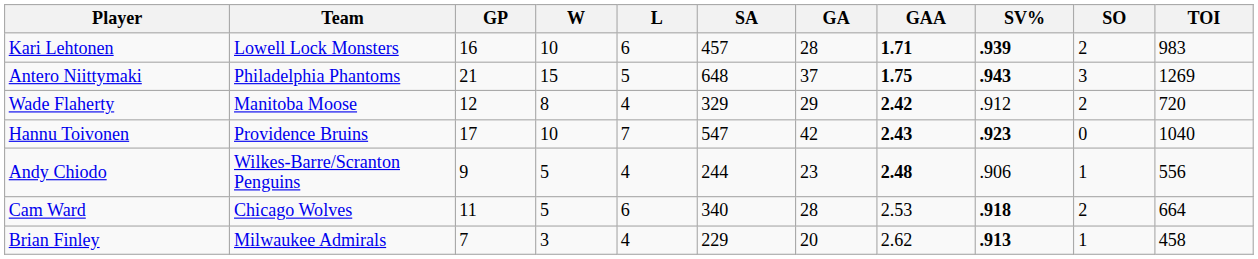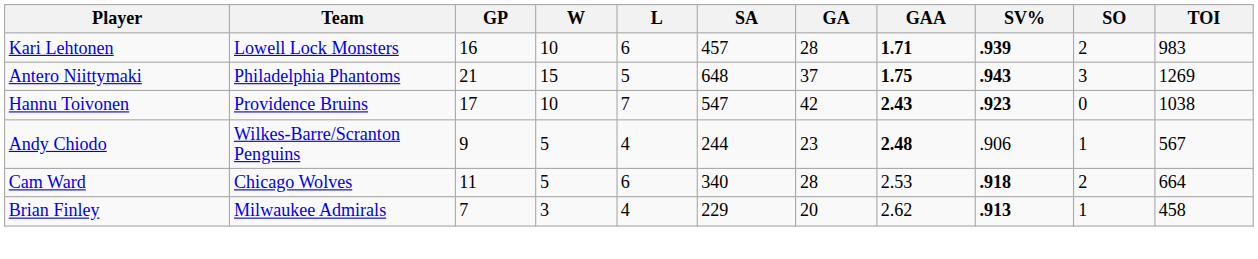- row: (61, 104)
(1177, 133) 1040 -> (1177, 104) 1038
(1172, 172) 556 -> (1172, 143) 567
